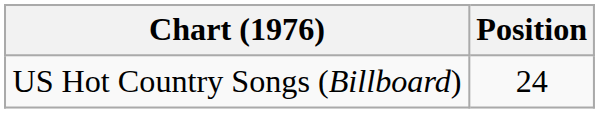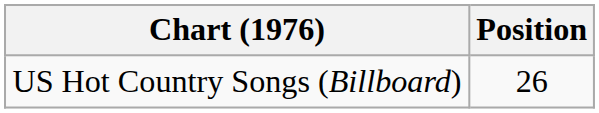(532, 81) 24 -> (532, 81) 26
